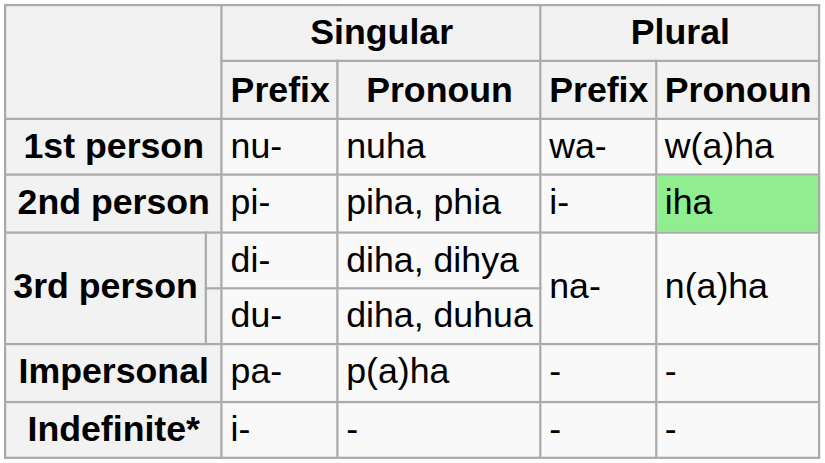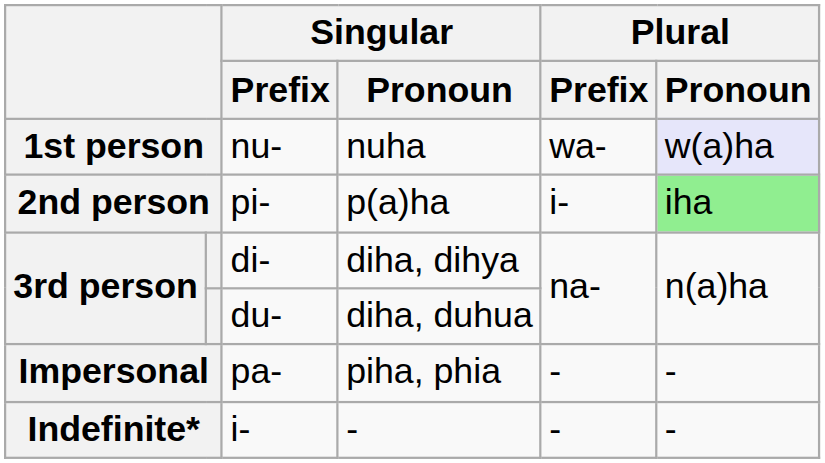(719, 145) no background -> (719, 145) lavender background
(424, 202) piha, phia -> (398, 202) p(a)ha
(398, 372) p(a)ha -> (424, 372) piha, phia
